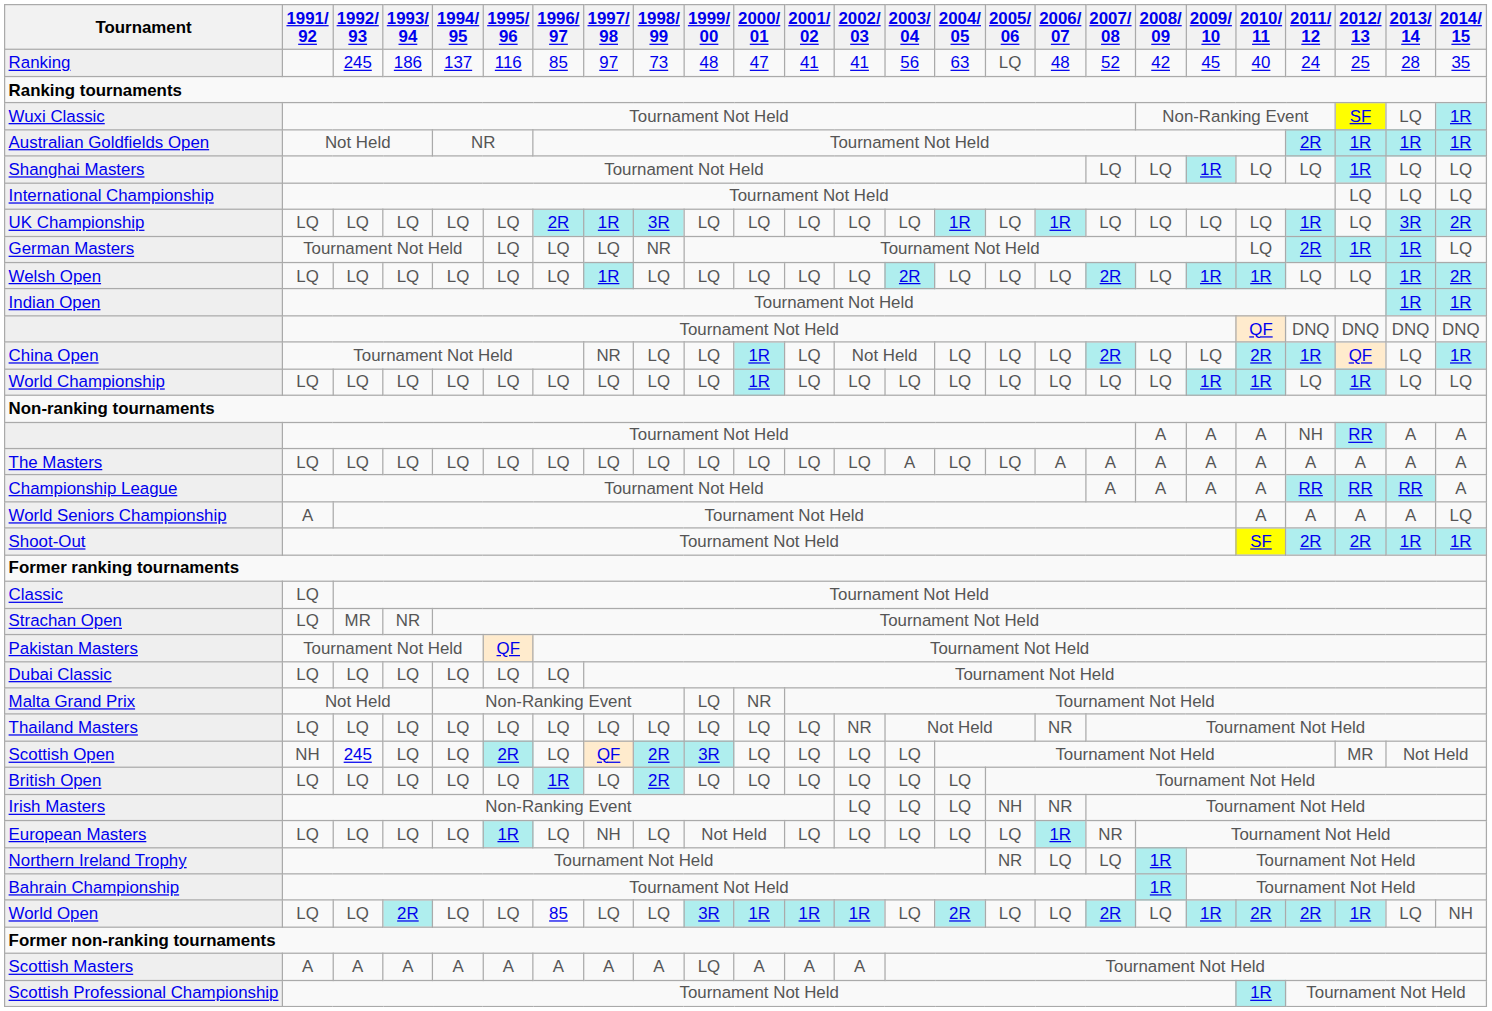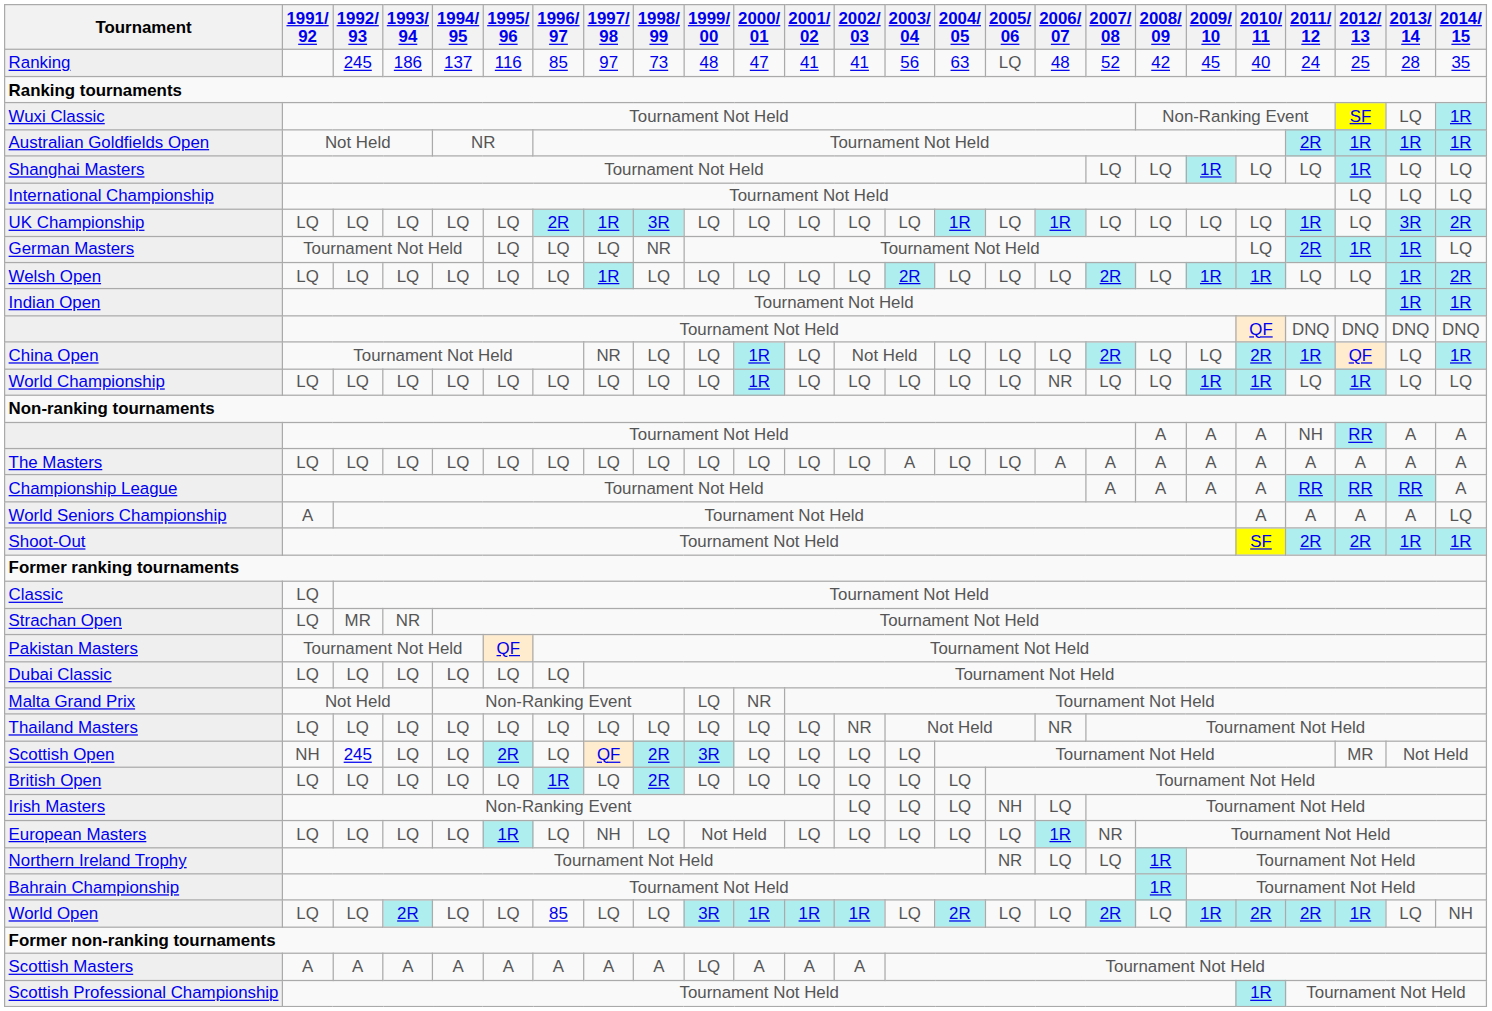(1060, 382) LQ -> (1060, 382) NR
(1060, 807) NR -> (1060, 807) LQ
